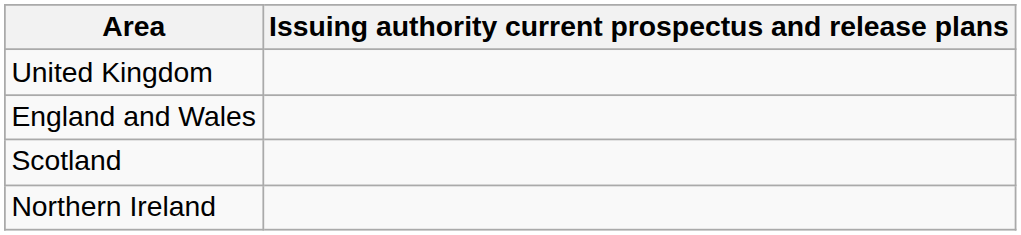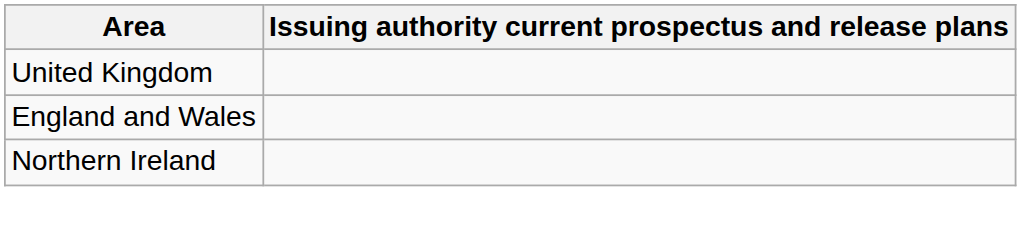- row: (67, 161)
